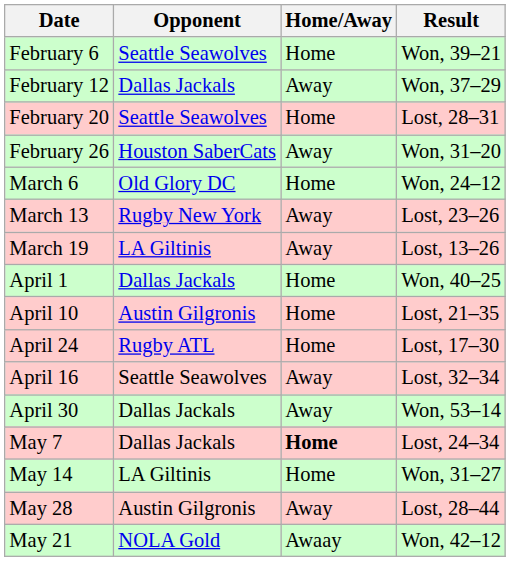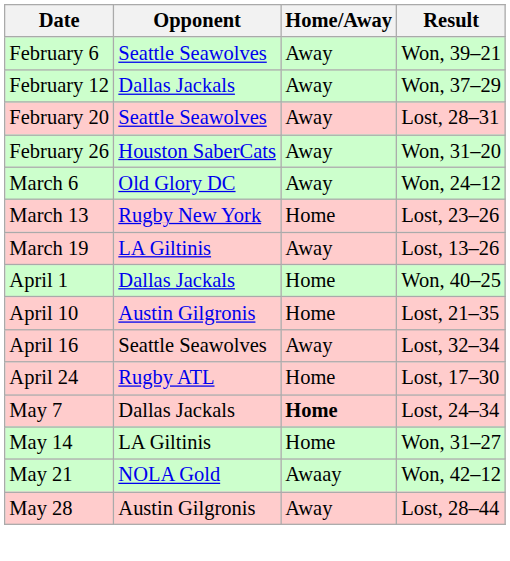(310, 53) Home -> (309, 53) Away
(310, 118) Home -> (309, 118) Away
(310, 183) Home -> (309, 183) Away
(309, 215) Away -> (310, 215) Home
rows swapped: (44, 378) <-> (44, 345)
- row: (44, 410)
rows swapped: (41, 540) <-> (41, 507)
